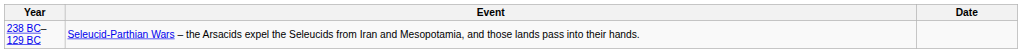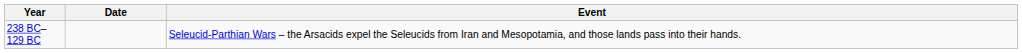columns swapped: (967, 12) <-> (491, 12)
